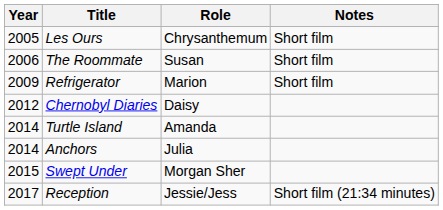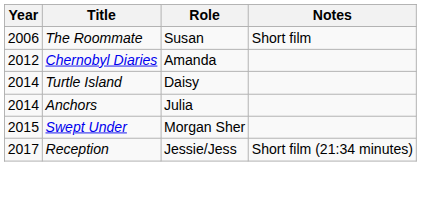- row: (74, 37)
- row: (83, 82)
(182, 104) Daisy -> (190, 60) Amanda
(190, 127) Amanda -> (182, 82) Daisy
